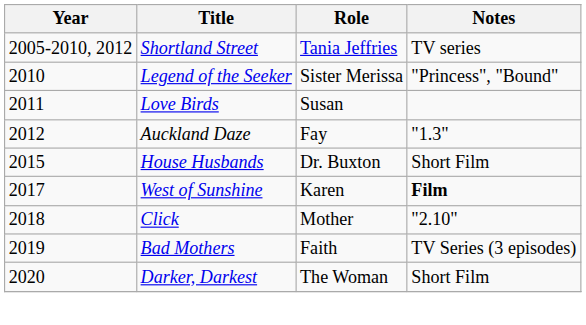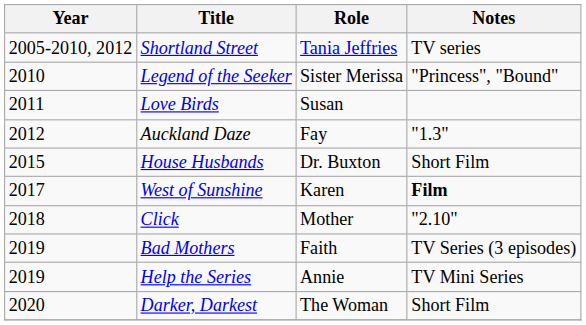+ row: (196, 276)
